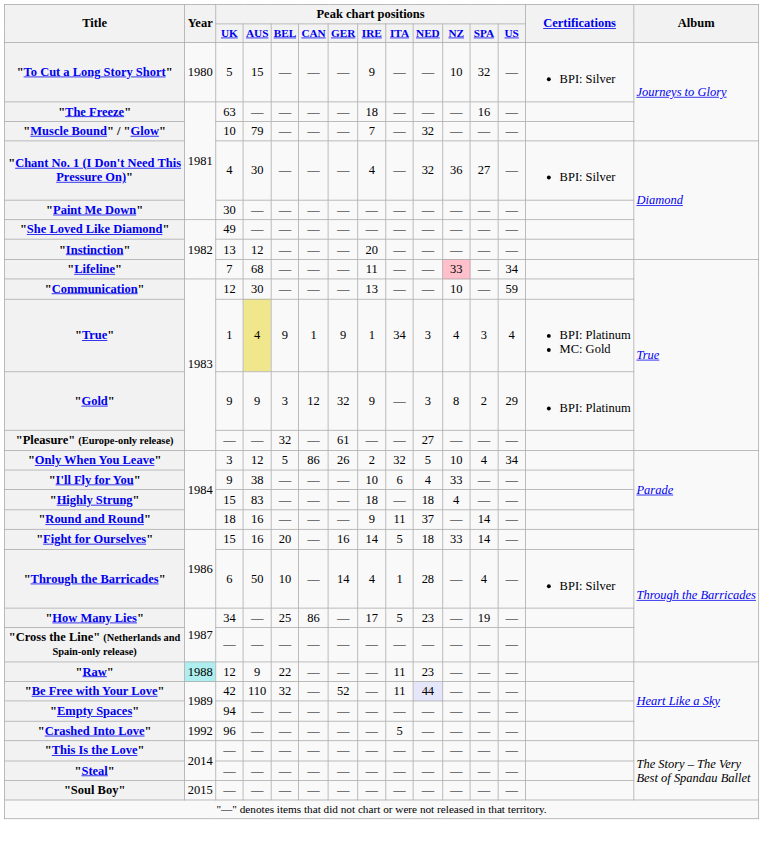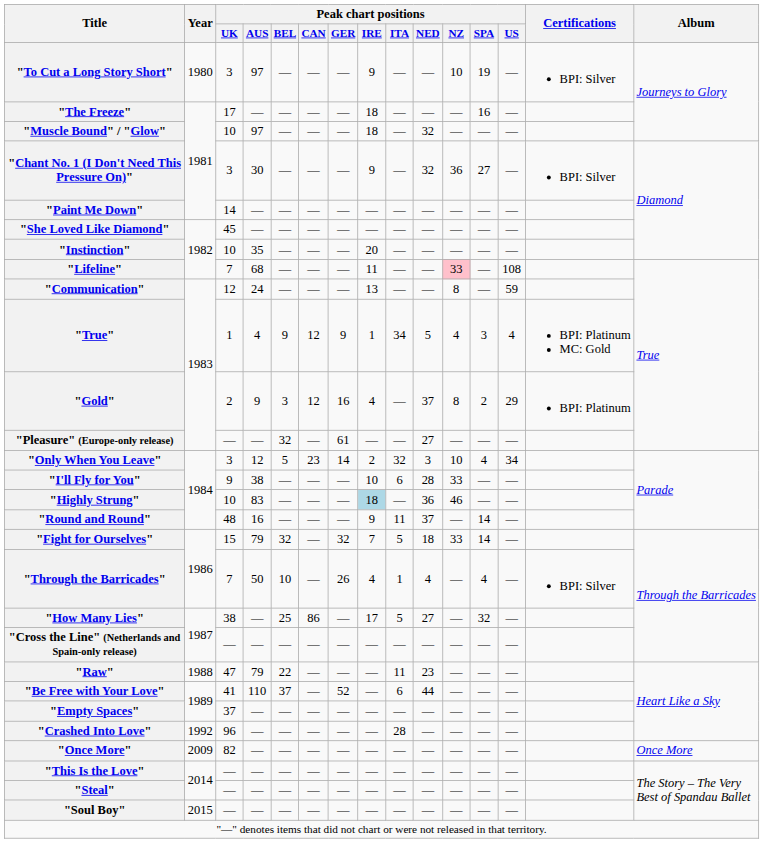(229, 72) 5 -> (229, 72) 3
(257, 72) 15 -> (257, 72) 97
(484, 72) 32 -> (484, 72) 19
(229, 111) 63 -> (229, 111) 17
(257, 131) 79 -> (257, 131) 97
(372, 131) 7 -> (372, 131) 18
(229, 170) 4 -> (229, 170) 3
(372, 170) 4 -> (372, 170) 9
(229, 209) 30 -> (229, 209) 14
(229, 229) 49 -> (229, 229) 45
(229, 249) 13 -> (229, 249) 10
(257, 249) 12 -> (257, 249) 35
(512, 269) 34 -> (512, 269) 108
(257, 289) 30 -> (257, 289) 24
(456, 289) 10 -> (456, 289) 8
(257, 335) khaki background -> (257, 335) no background
(314, 335) 1 -> (314, 335) 12
(428, 335) 3 -> (428, 335) 5
(229, 401) 9 -> (229, 401) 2
(343, 401) 32 -> (343, 401) 16
(372, 401) 9 -> (372, 401) 4
(428, 401) 3 -> (428, 401) 37
(314, 460) 86 -> (314, 460) 23
(343, 460) 26 -> (343, 460) 14
(428, 460) 5 -> (428, 460) 3
(428, 480) 4 -> (428, 480) 28
(229, 499) 15 -> (229, 499) 10
(372, 499) no background -> (372, 499) lightblue background
(428, 499) 18 -> (428, 499) 36
(456, 499) 4 -> (456, 499) 46
(229, 519) 18 -> (229, 519) 48
(257, 539) 16 -> (257, 539) 79
(285, 539) 20 -> (285, 539) 32
(343, 539) 16 -> (343, 539) 32
(372, 539) 14 -> (372, 539) 7
(229, 578) 6 -> (229, 578) 7
(343, 578) 14 -> (343, 578) 26
(428, 578) 28 -> (428, 578) 4
(229, 618) 34 -> (229, 618) 38
(428, 618) 23 -> (428, 618) 27
(484, 618) 19 -> (484, 618) 32
(200, 671) paleturquoise background -> (200, 671) no background
(229, 671) 12 -> (229, 671) 47
(257, 671) 9 -> (257, 671) 79
(229, 691) 42 -> (229, 691) 41
(285, 691) 32 -> (285, 691) 37
(400, 691) 11 -> (400, 691) 6
(428, 691) lavender background -> (428, 691) no background
(229, 711) 94 -> (229, 711) 37
(400, 731) 5 -> (400, 731) 28
+ row: (95, 750)
